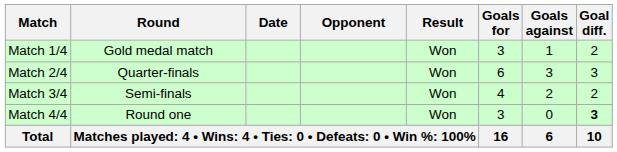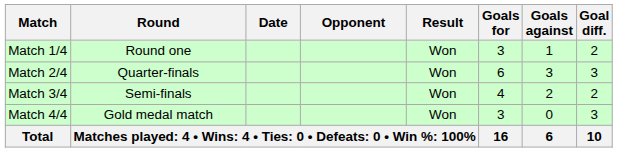(158, 51) Gold medal match -> (158, 51) Round one
(158, 114) Round one -> (158, 114) Gold medal match
(594, 114) bold -> (594, 114) normal
